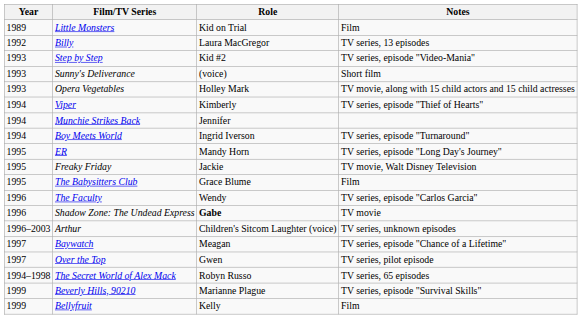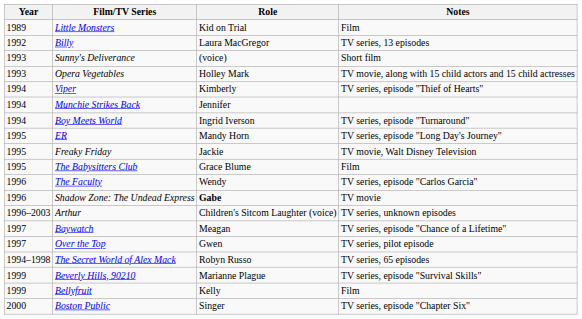- row: (79, 58)
+ row: (82, 306)
